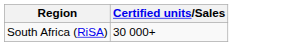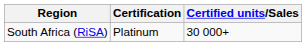+ column: (147, 13)
